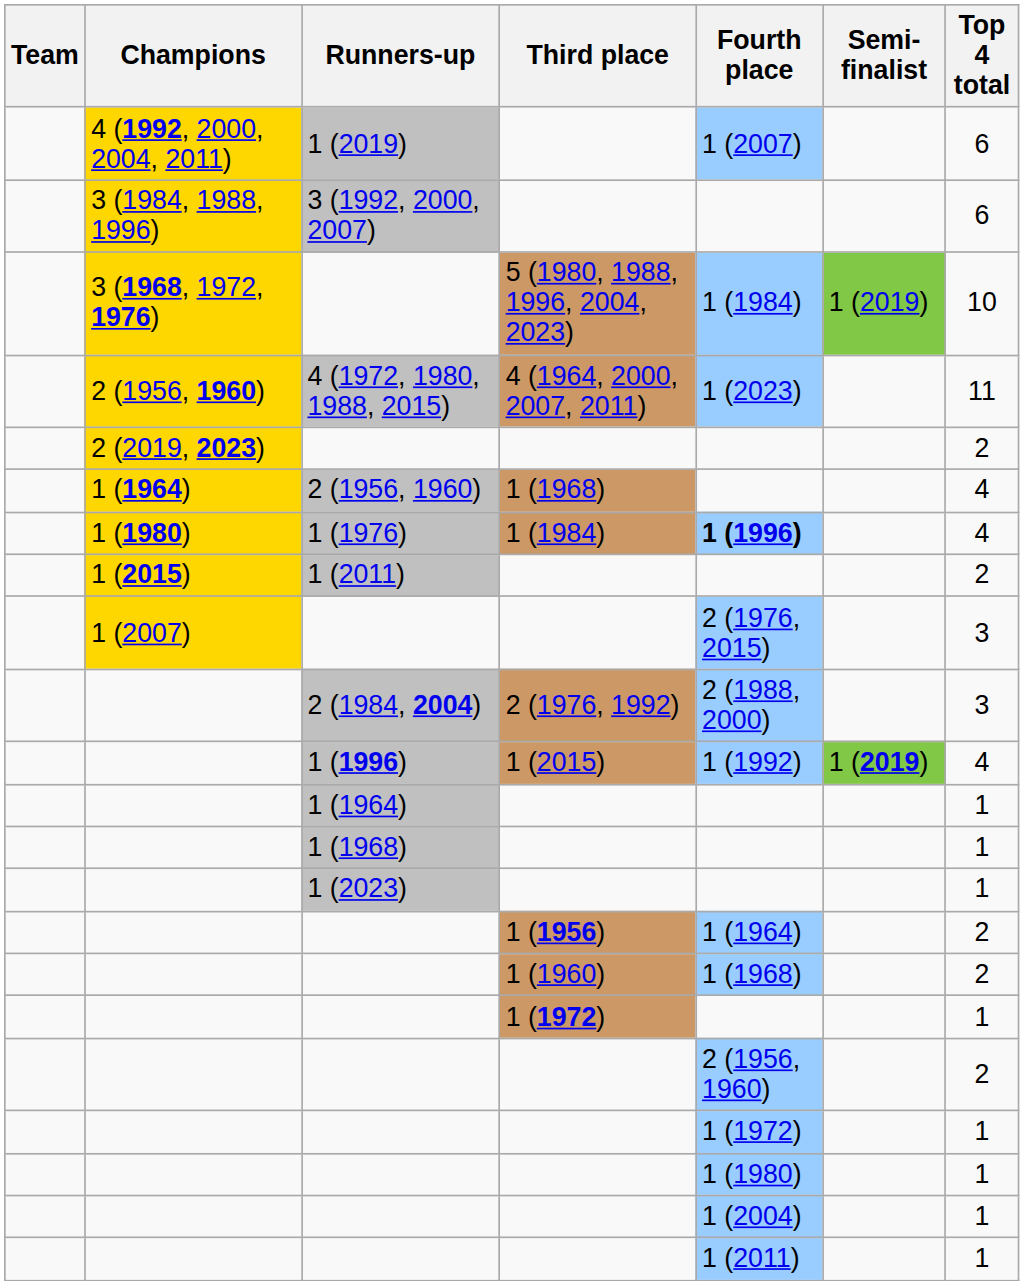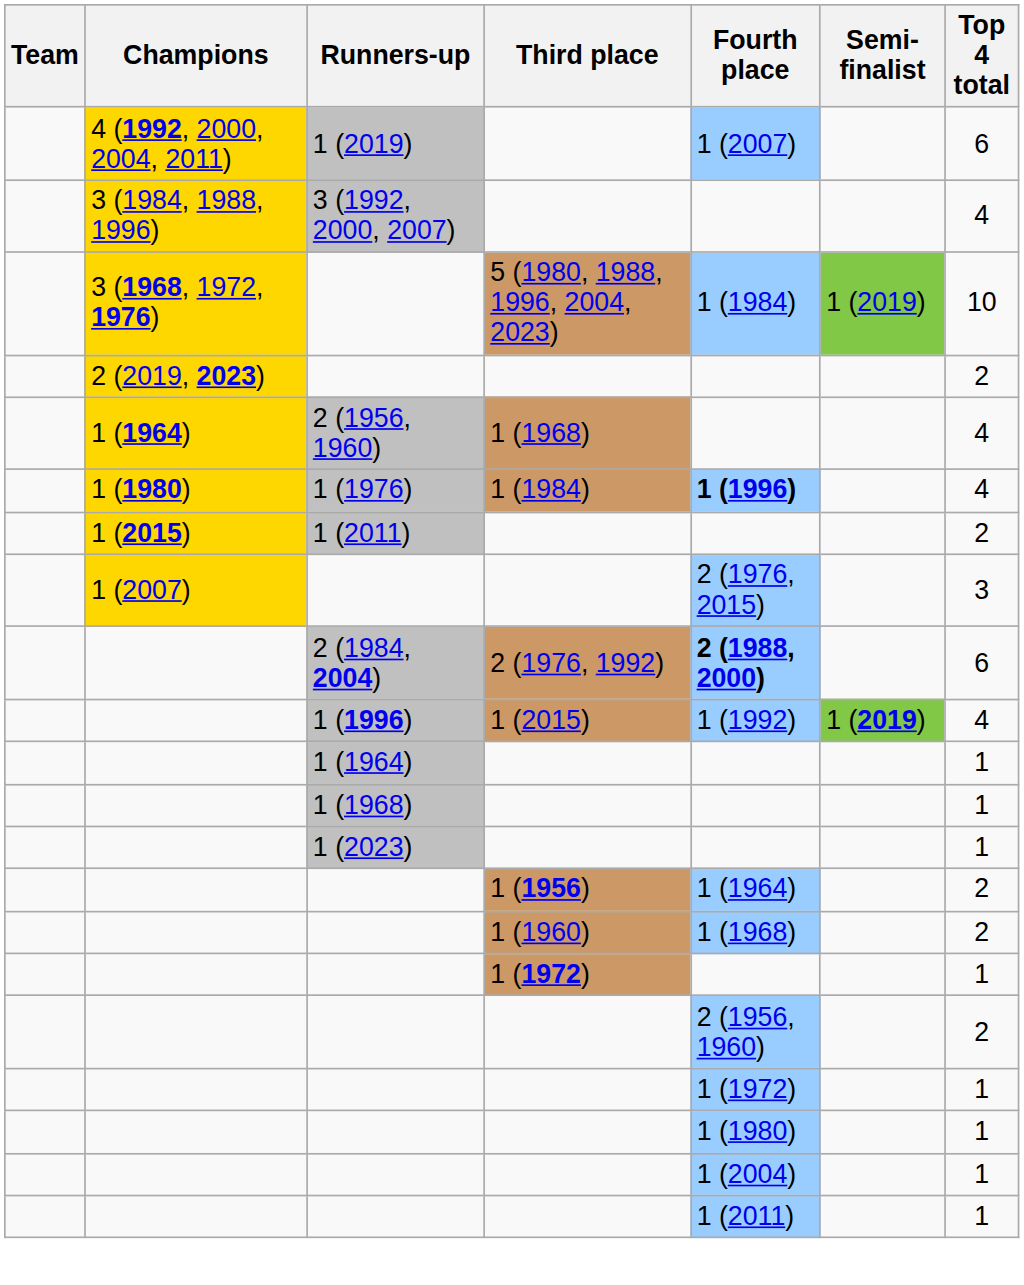(982, 215) 6 -> (982, 215) 4
- row: (394, 390)
(751, 704) normal -> (746, 662) bold
(982, 704) 3 -> (982, 662) 6
